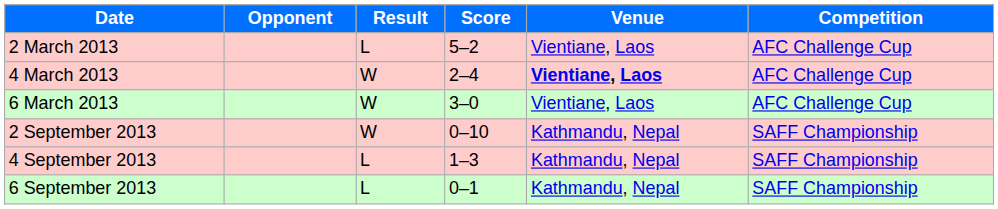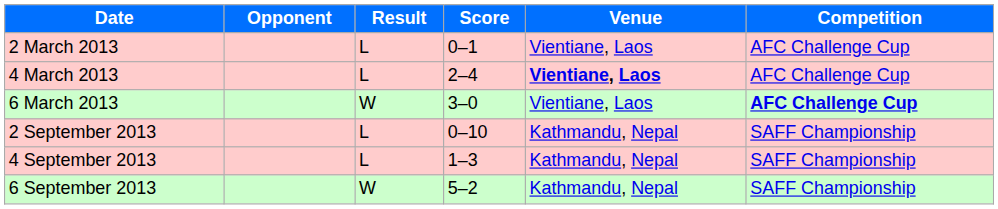(464, 47) 5–2 -> (463, 47) 0–1
(368, 75) W -> (364, 75) L
(832, 103) normal -> (834, 103) bold
(368, 132) W -> (364, 132) L
(365, 189) L -> (367, 189) W
(464, 189) 0–1 -> (463, 189) 5–2
